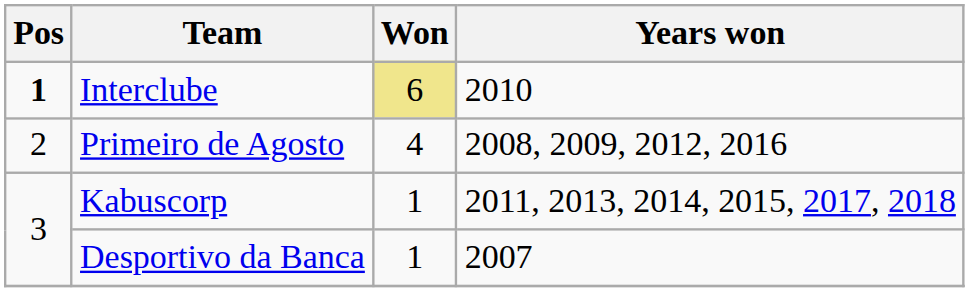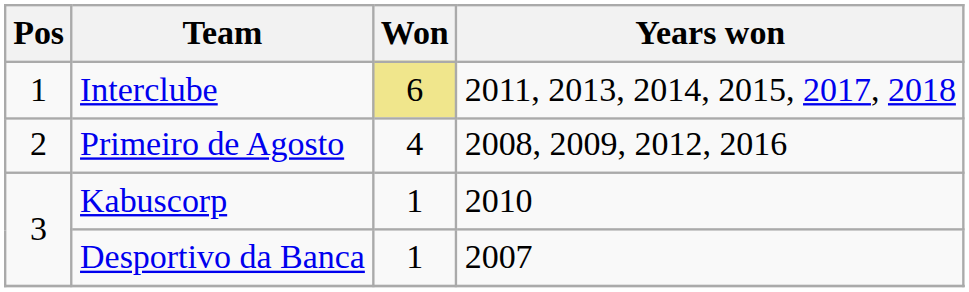(39, 88) bold -> (39, 88) normal
(499, 88) 2010 -> (710, 88) 2011, 2013, 2014, 2015, 2017, 2018
(710, 201) 2011, 2013, 2014, 2015, 2017, 2018 -> (499, 201) 2010
